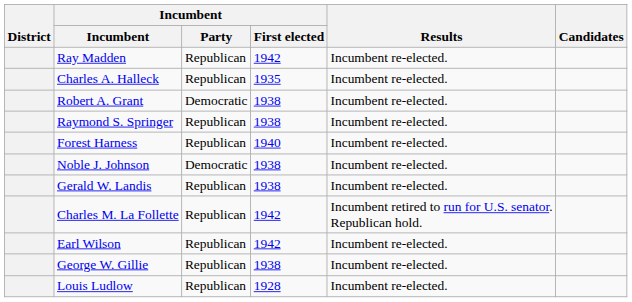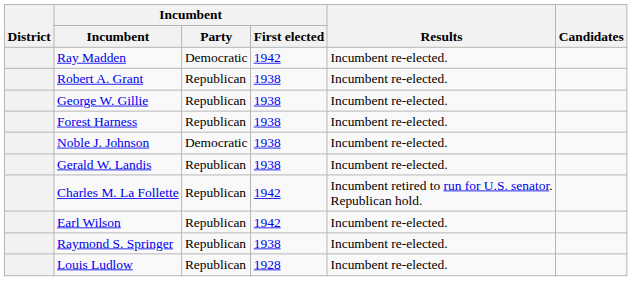(215, 57) Republican -> (216, 57) Democratic
- row: (108, 79)
(216, 100) Democratic -> (215, 79) Republican
rows swapped: (103, 264) <-> (115, 121)
(267, 143) 1940 -> (267, 121) 1938
